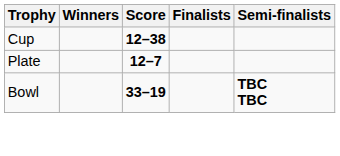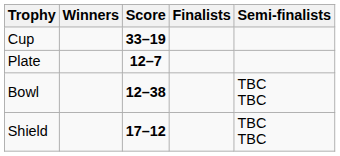(146, 38) 12–38 -> (146, 38) 33–19
(146, 92) 33–19 -> (146, 92) 12–38
(252, 92) bold -> (252, 92) normal
+ row: (28, 131)
